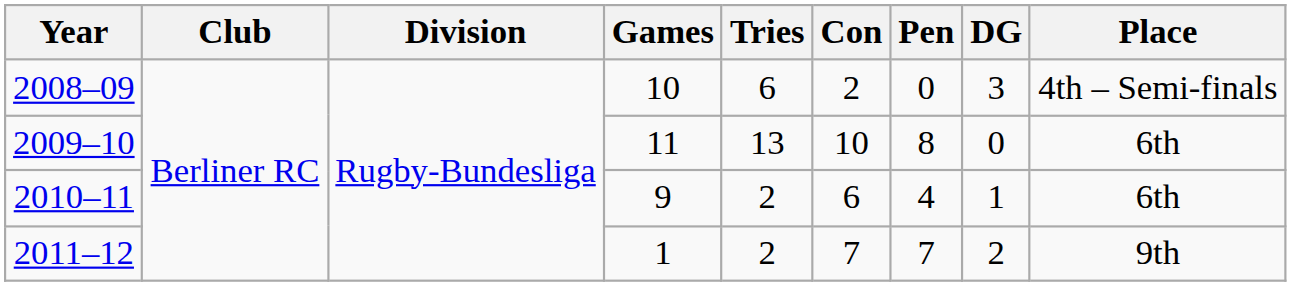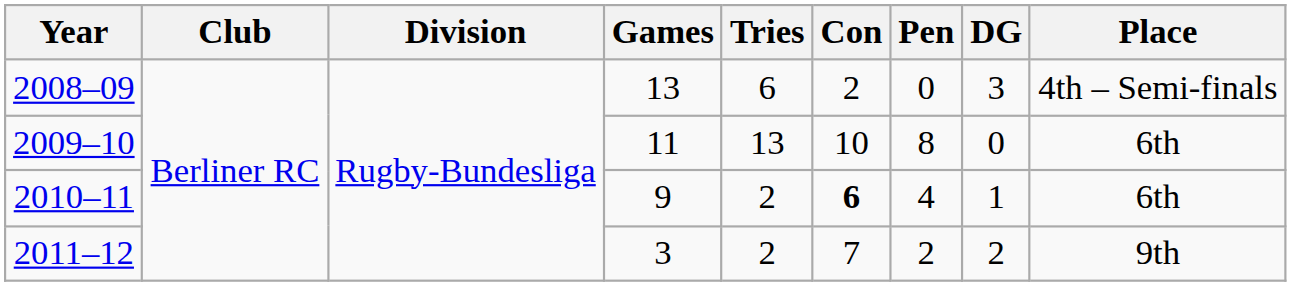(663, 87) 10 -> (663, 87) 13
(851, 197) normal -> (851, 197) bold
(663, 252) 1 -> (663, 252) 3
(926, 252) 7 -> (926, 252) 2
